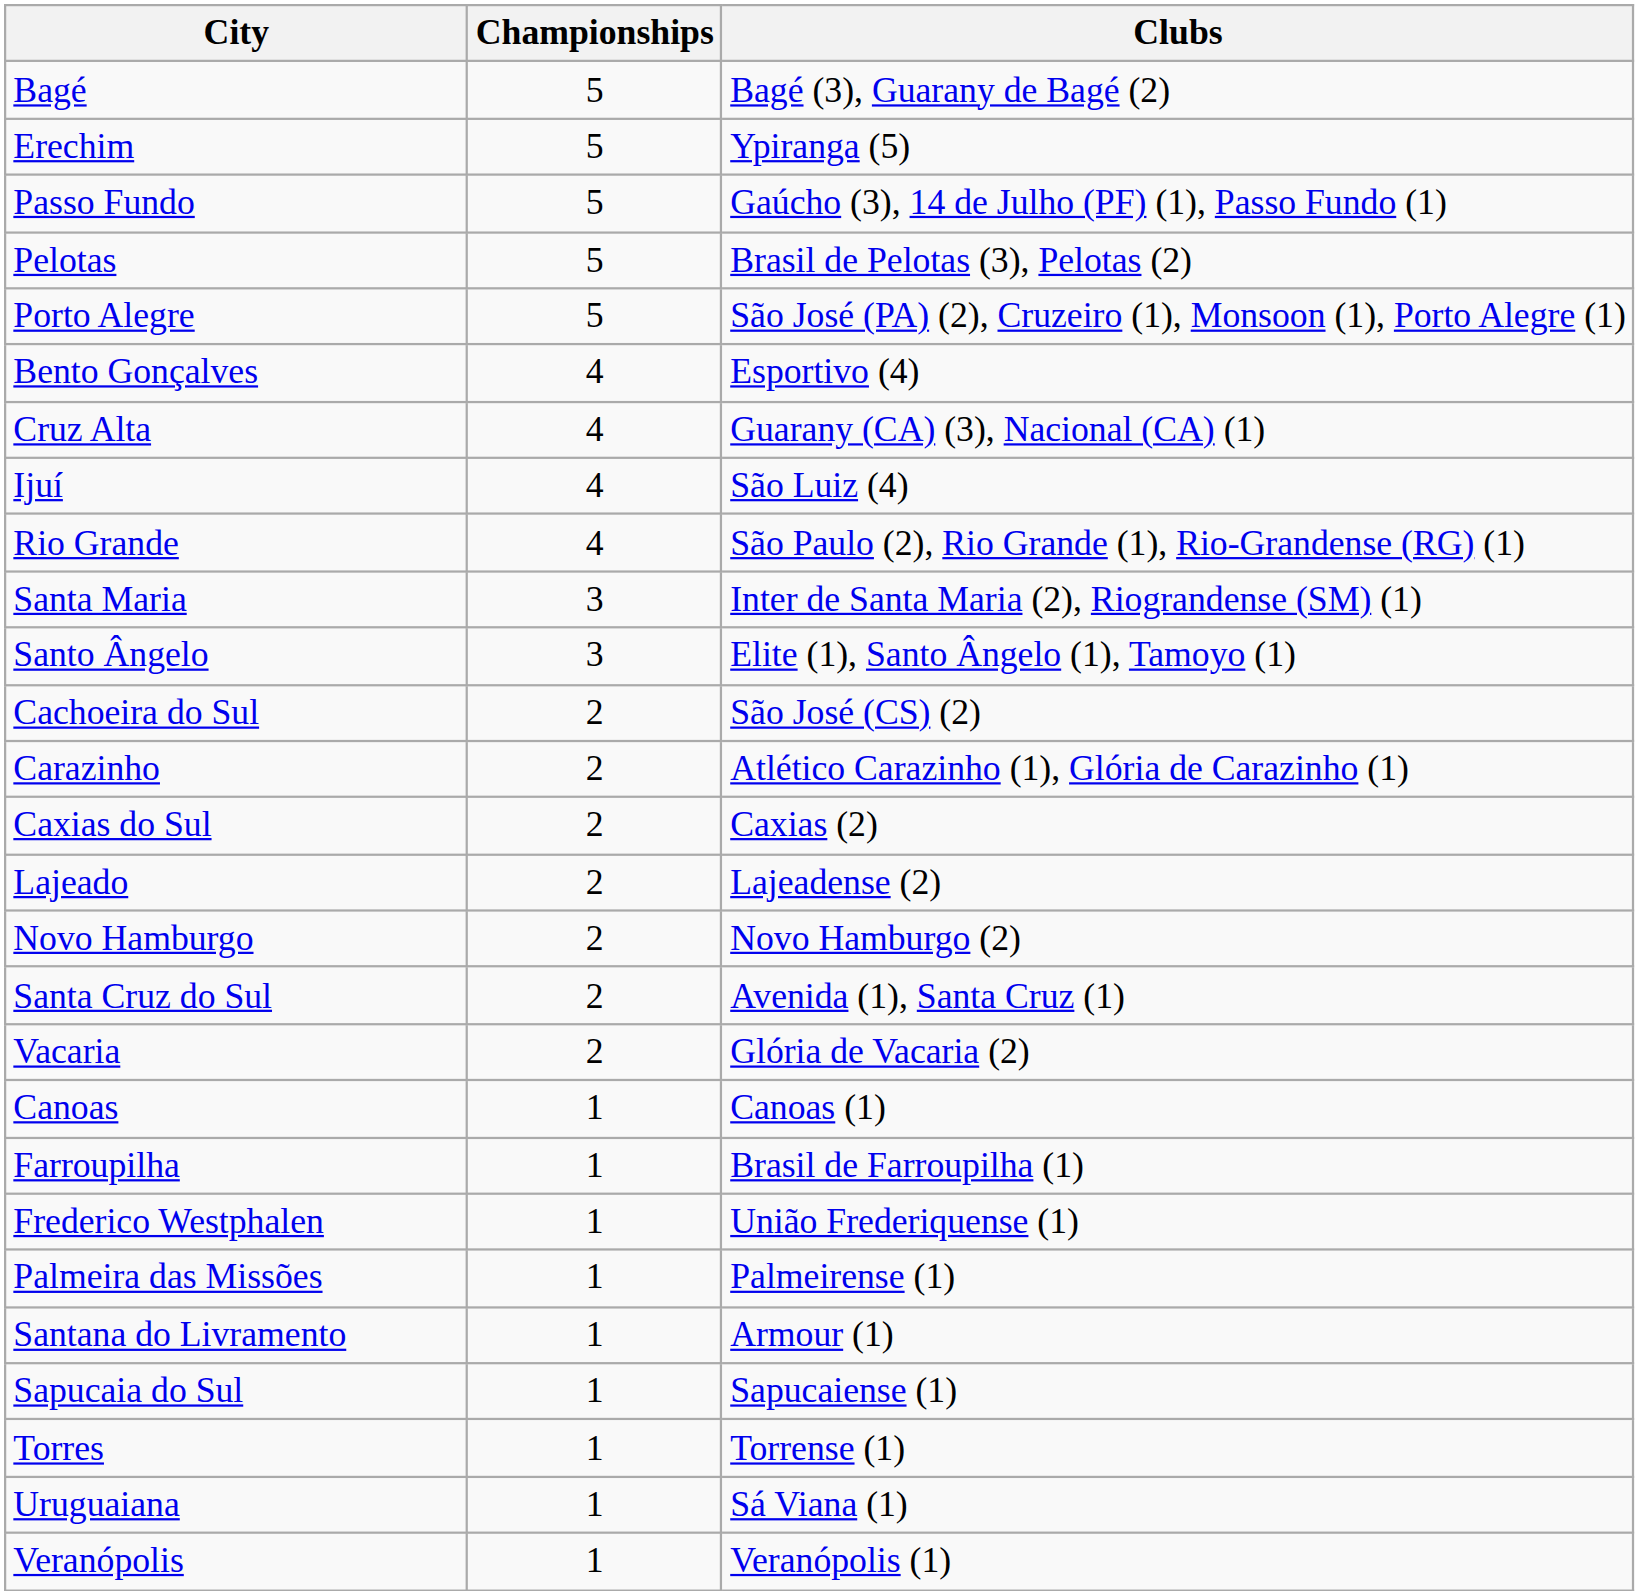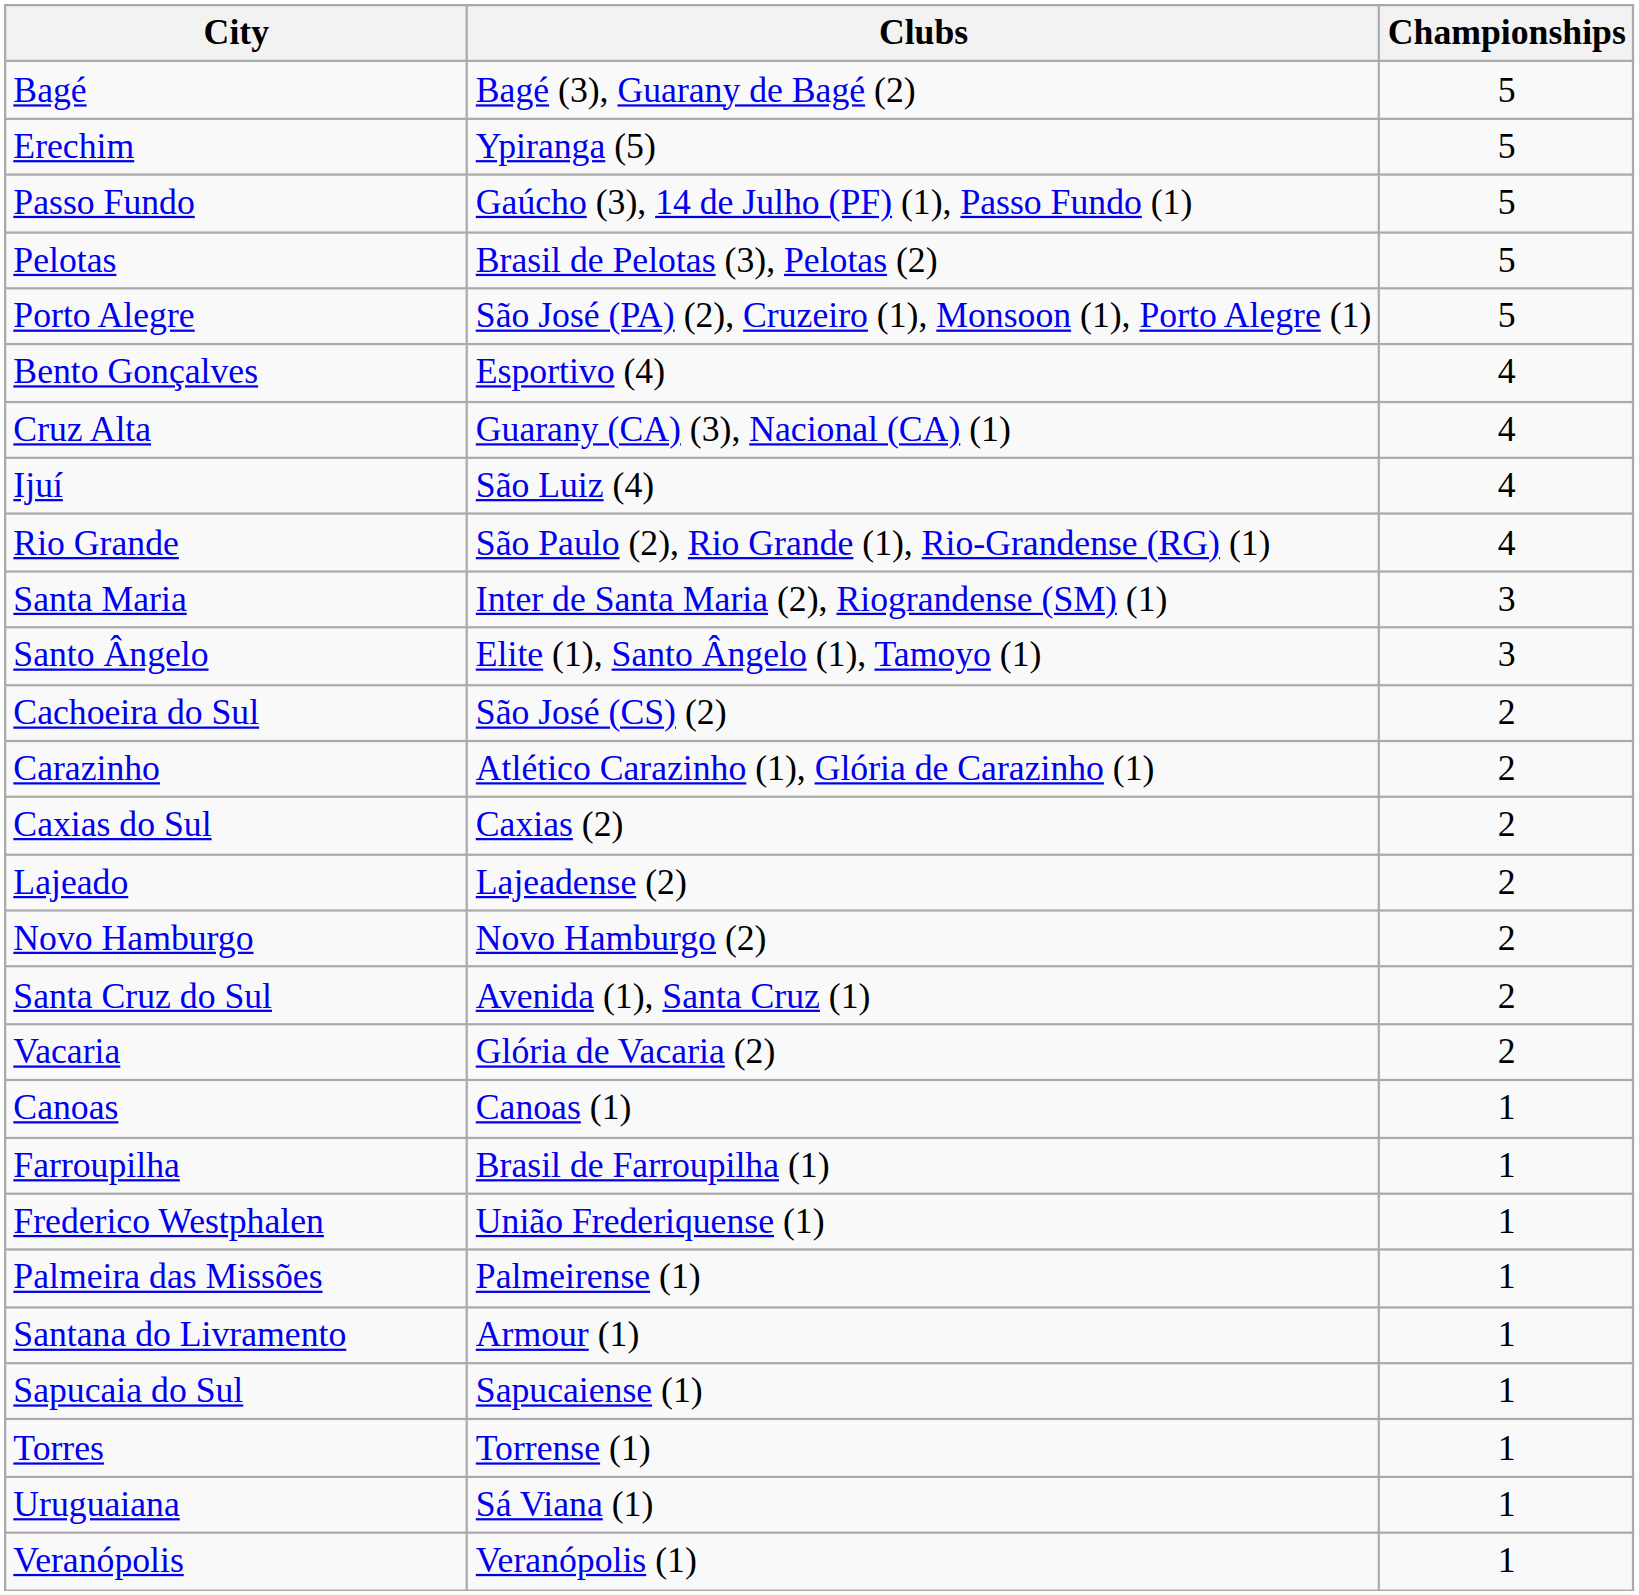columns swapped: (595, 32) <-> (1178, 32)
